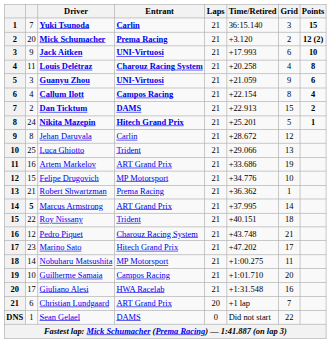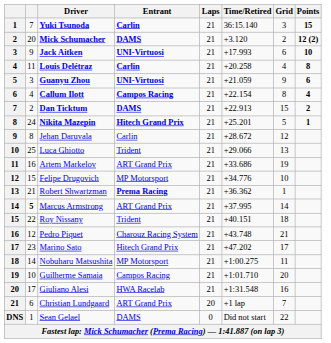(142, 38) Prema Racing -> (129, 38) DAMS
(160, 66) Charouz Racing System -> (128, 66) Carlin
(140, 191) normal -> (142, 191) bold
